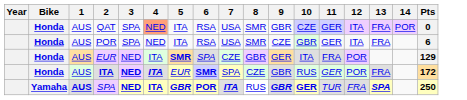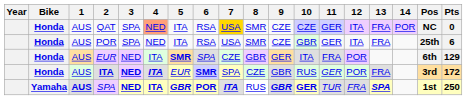+ column: (430, 12)
(231, 27) no background -> (231, 27) gold background
(281, 27) GBR -> (281, 27) CZE
